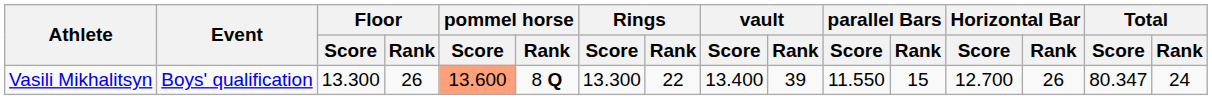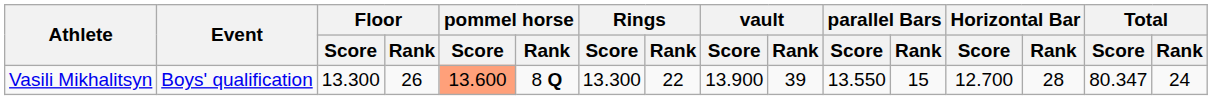(734, 80) 13.400 -> (734, 80) 13.900
(856, 80) 11.550 -> (857, 80) 13.550
(1053, 80) 26 -> (1053, 80) 28
